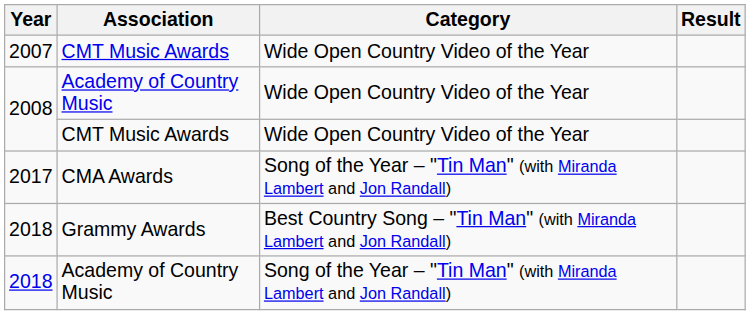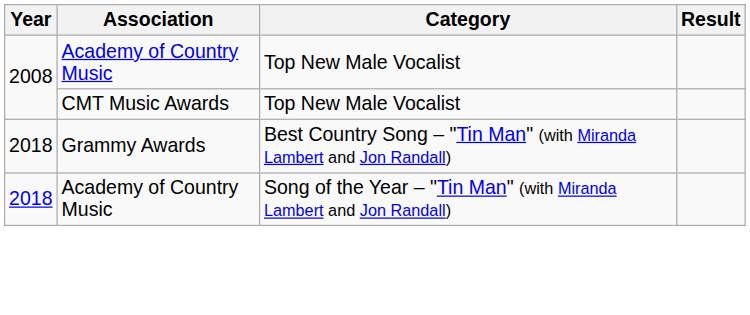- row: (31, 50)
(427, 92) Wide Open Country Video of the Year -> (362, 61) Top New Male Vocalist
(427, 134) Wide Open Country Video of the Year -> (362, 103) Top New Male Vocalist
- row: (31, 176)
